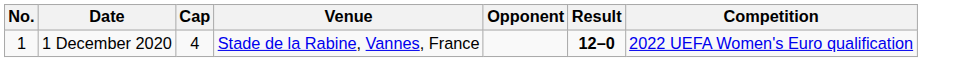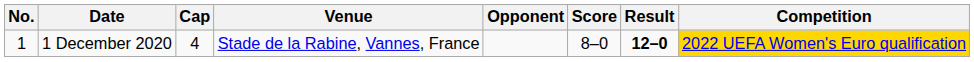+ column: (594, 17)
(771, 43) no background -> (824, 43) gold background
